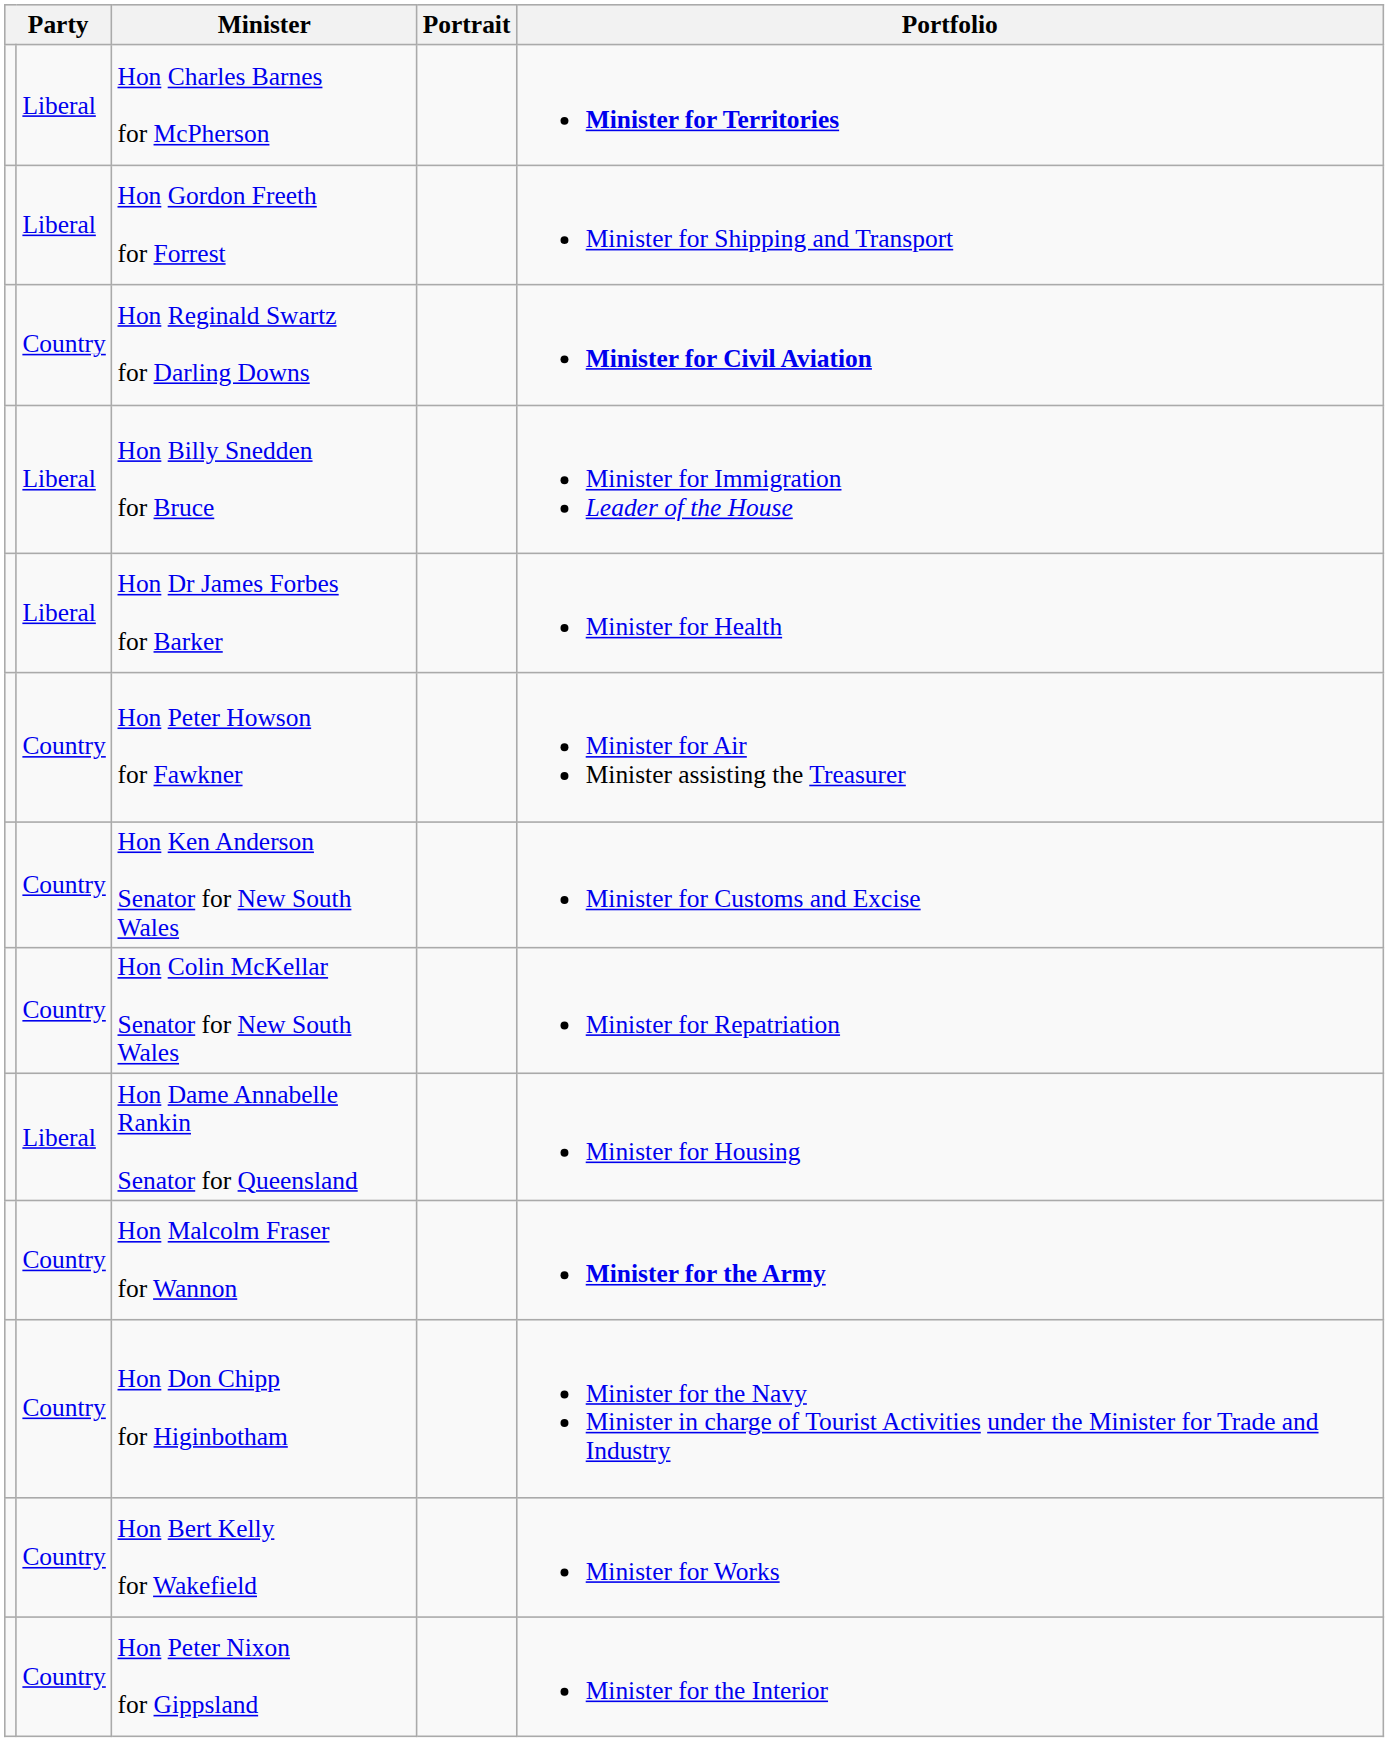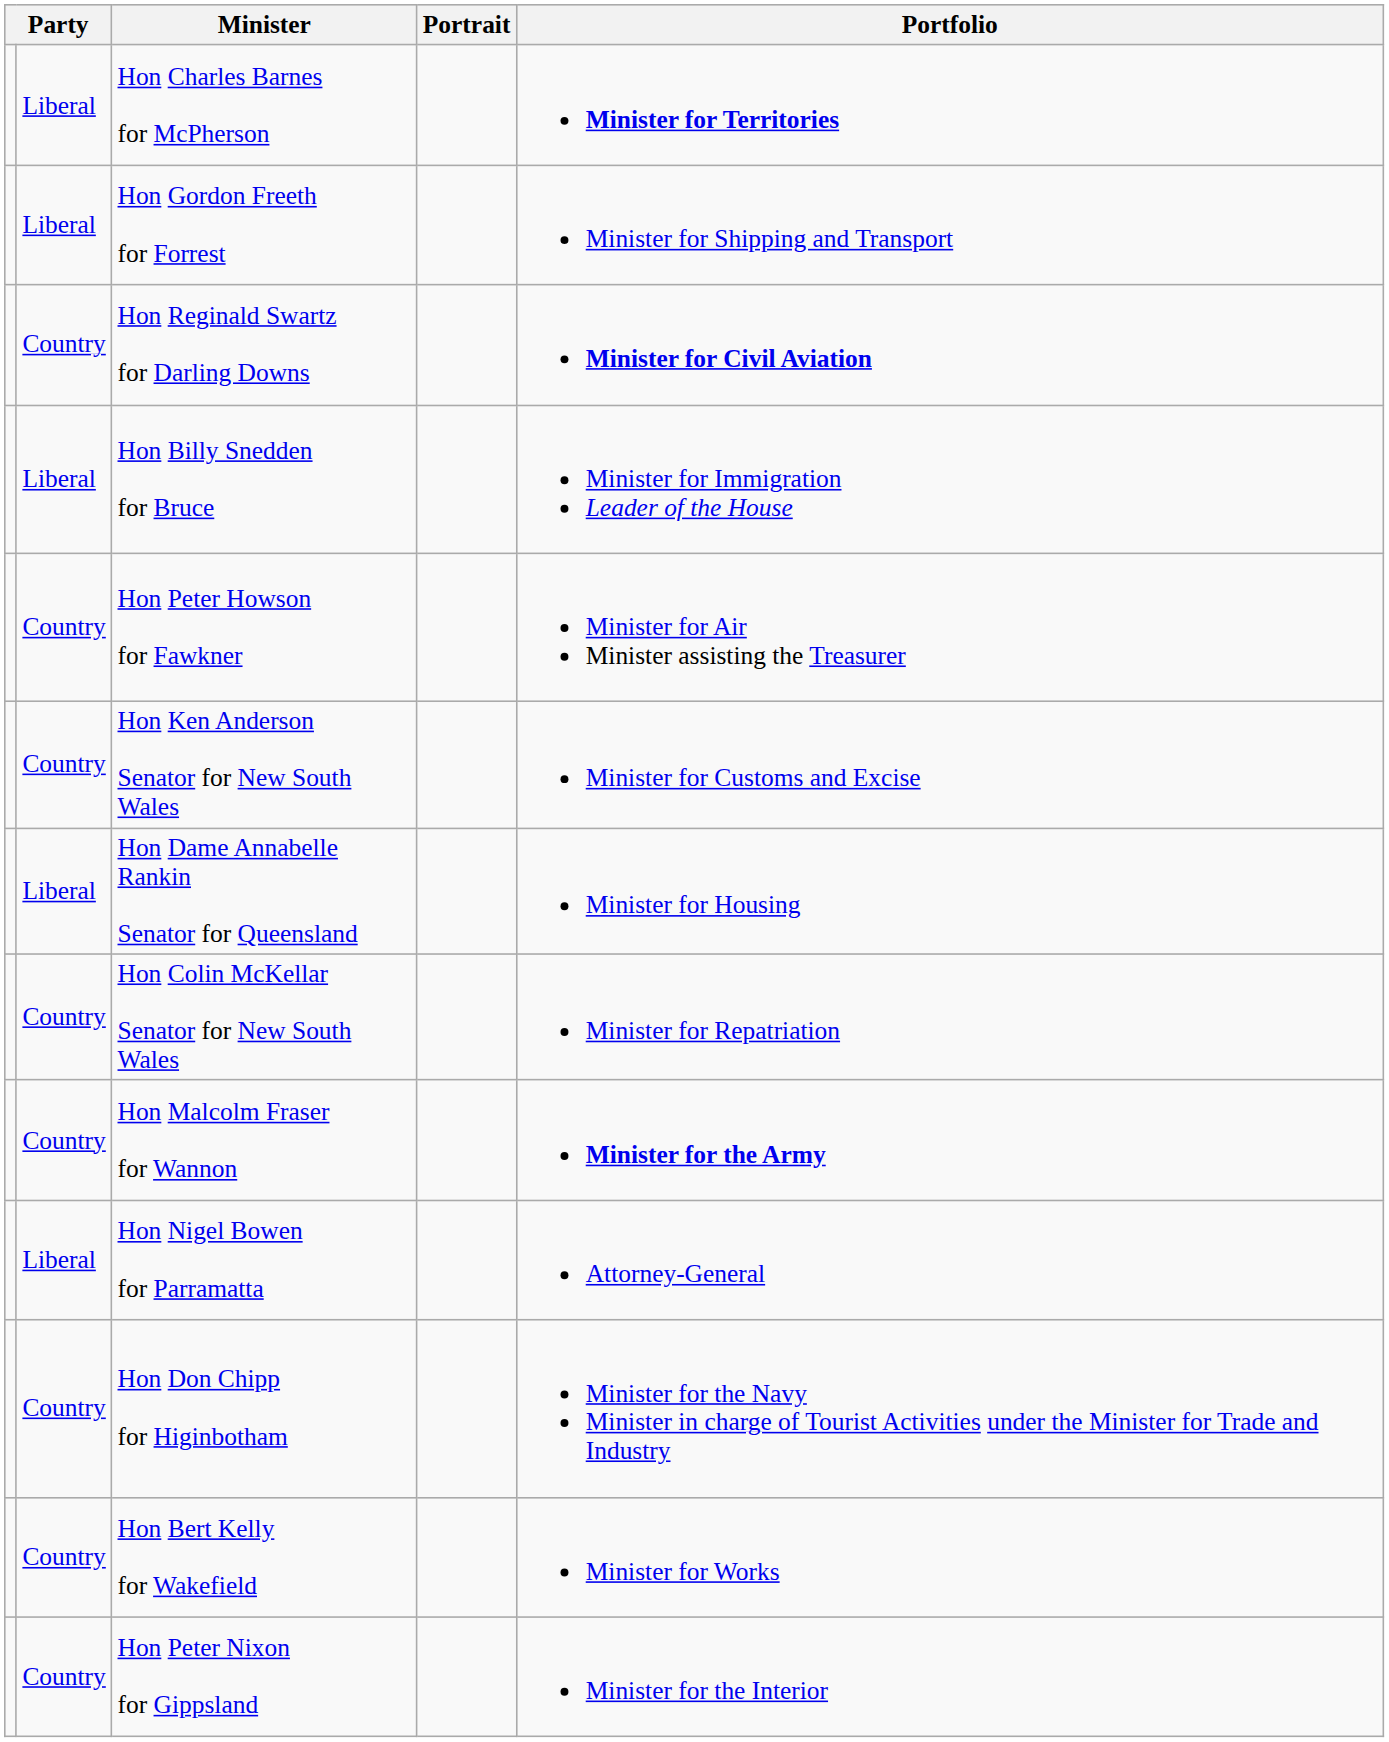- row: (228, 612)
rows swapped: (234, 1010) <-> (238, 1136)
+ row: (210, 1259)
